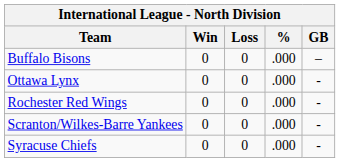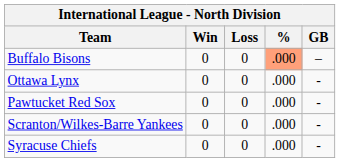(284, 59) no background -> (284, 59) lightsalmon background
+ row: (61, 102)
- row: (67, 102)
